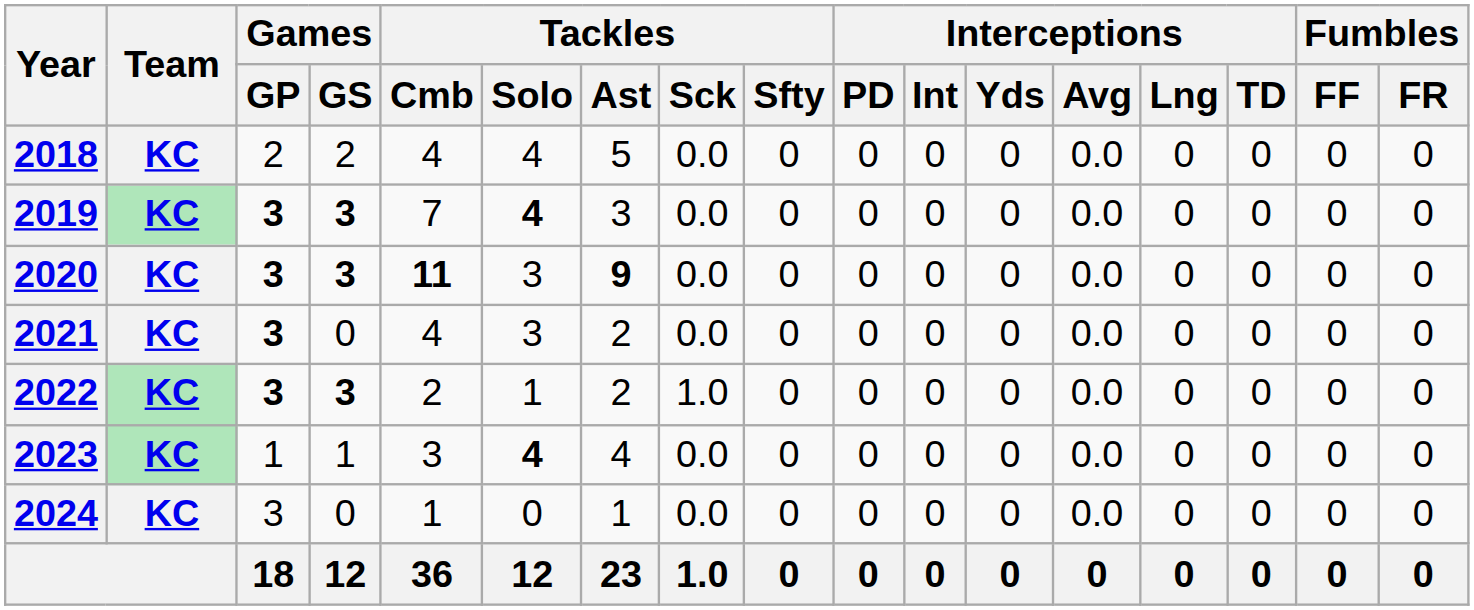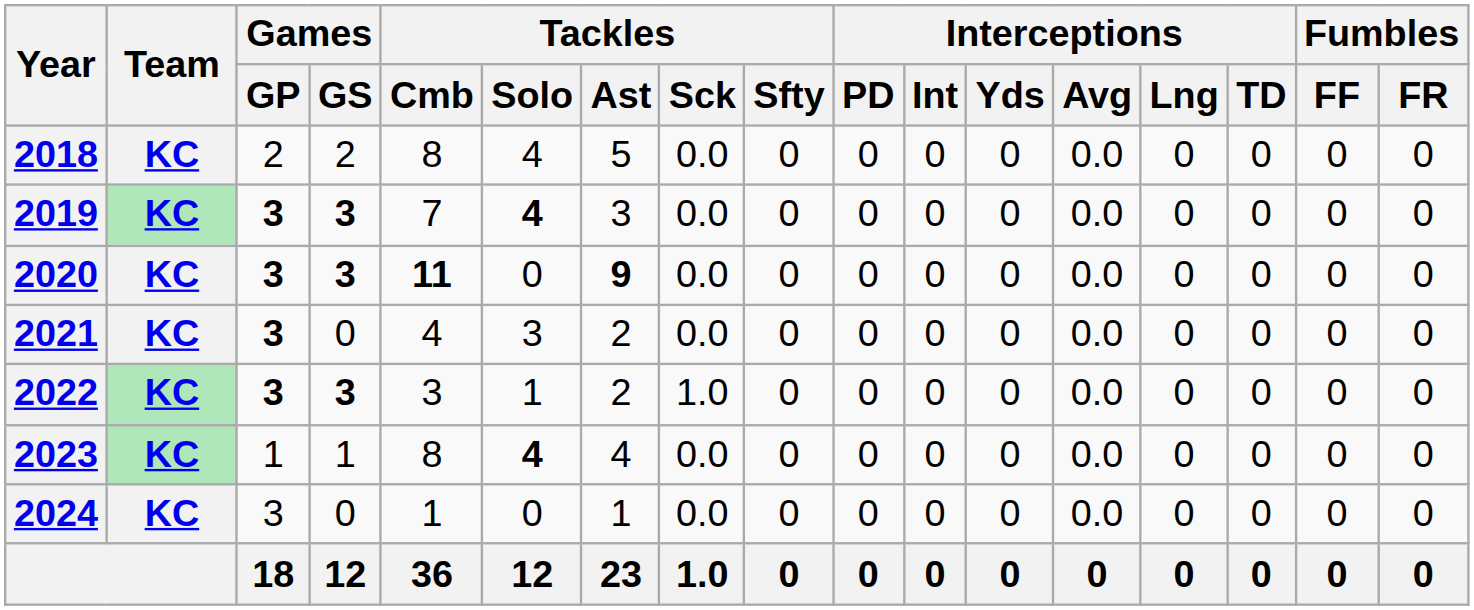(432, 154) 4 -> (432, 154) 8
(532, 273) 3 -> (532, 273) 0
(432, 393) 2 -> (432, 393) 3
(432, 453) 3 -> (432, 453) 8
